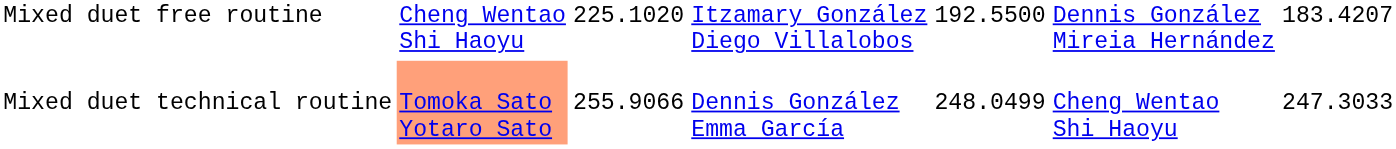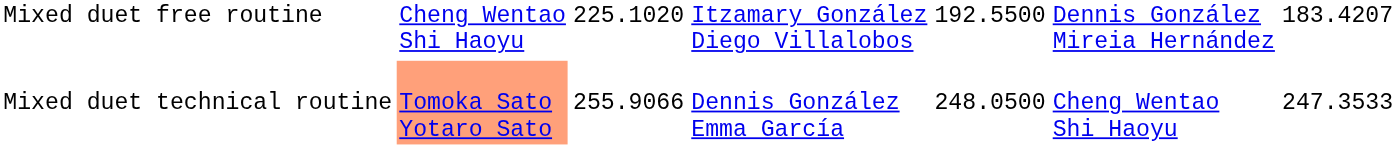(990, 103) 248.0499 -> (990, 103) 248.0500
(1338, 103) 247.3033 -> (1338, 103) 247.3533
